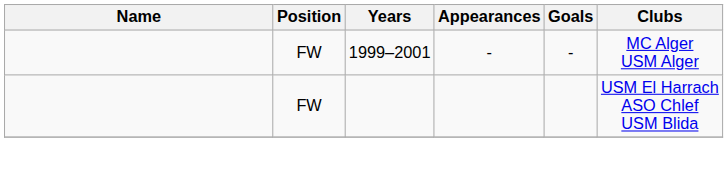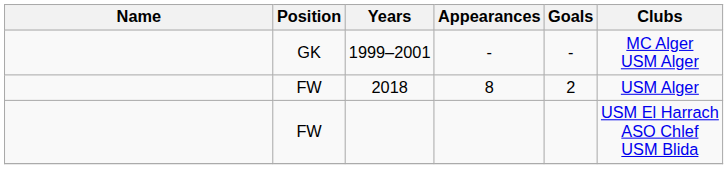(309, 52) FW -> (309, 52) GK
+ row: (390, 87)
